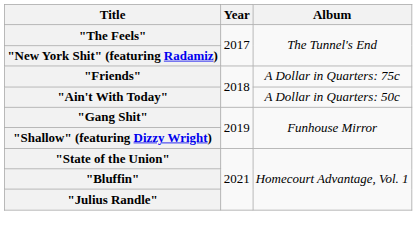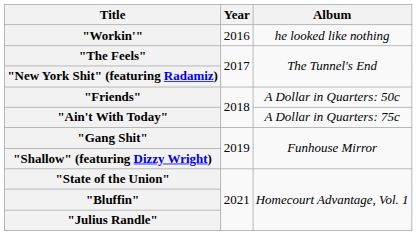+ row: (113, 35)
(332, 76) A Dollar in Quarters: 75c -> (332, 96) A Dollar in Quarters: 50c
(332, 96) A Dollar in Quarters: 50c -> (332, 117) A Dollar in Quarters: 75c
